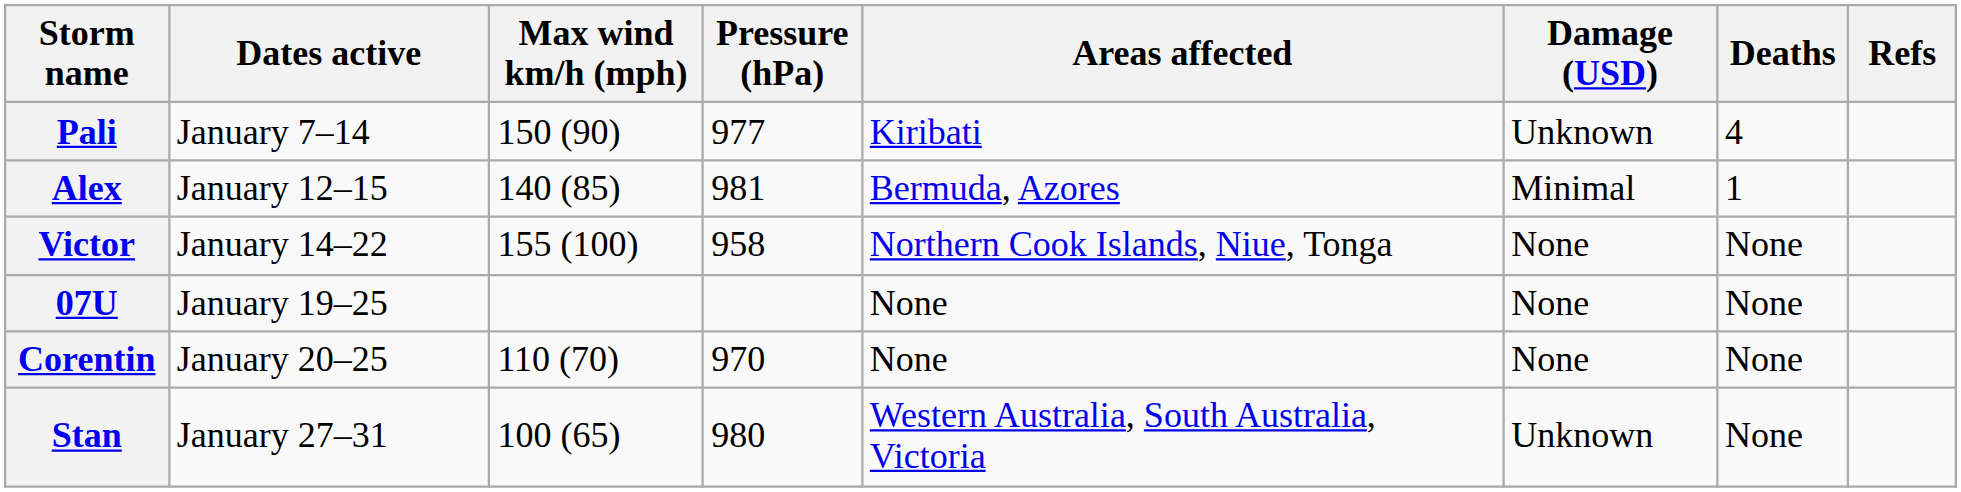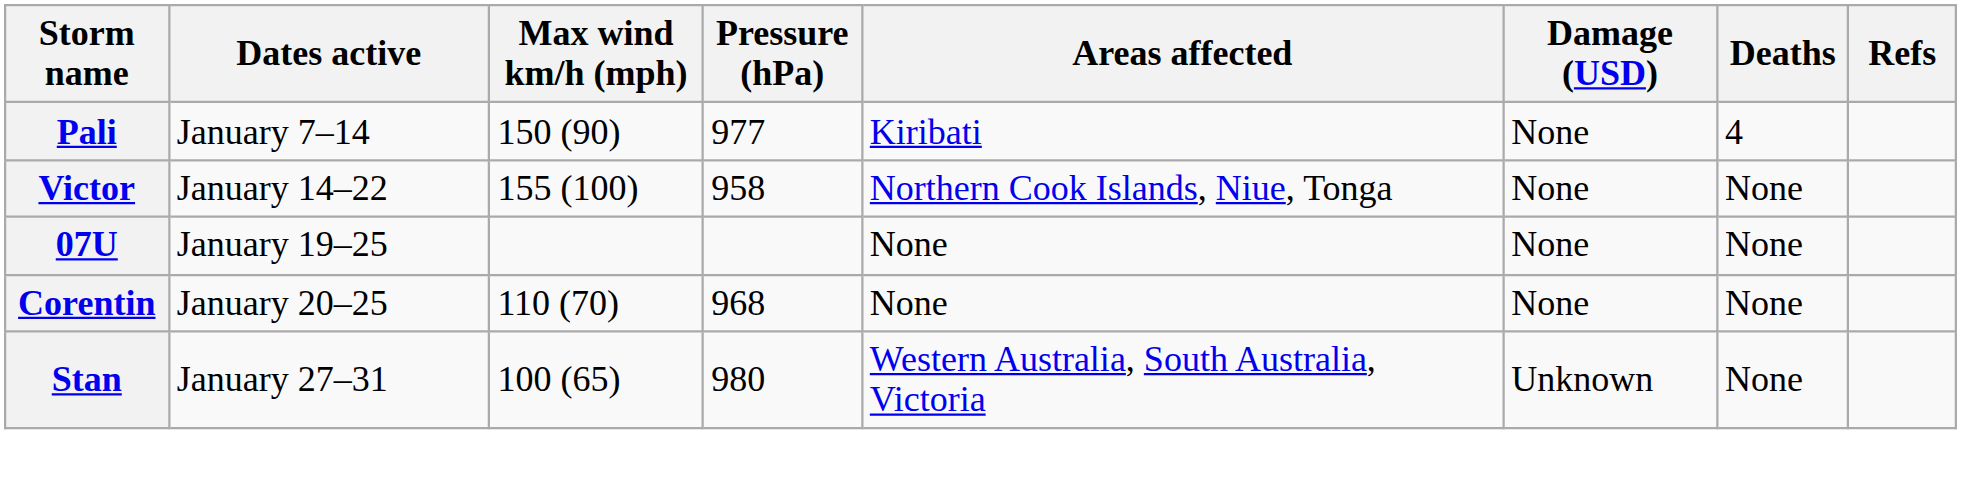(1582, 130) Unknown -> (1550, 130) None
- row: (87, 187)
(738, 359) 970 -> (738, 301) 968
